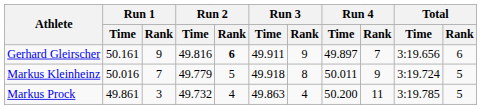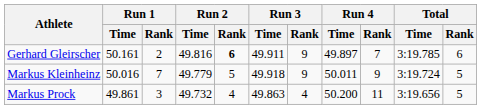(159, 54) 9 -> (159, 54) 2
(419, 54) 3:19.656 -> (419, 54) 3:19.785
(305, 74) 8 -> (305, 74) 9
(419, 94) 3:19.785 -> (419, 94) 3:19.656
